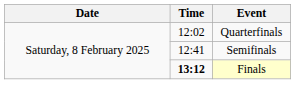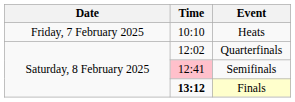+ row: (251, 32)
(191, 50) no background -> (191, 69) pink background
